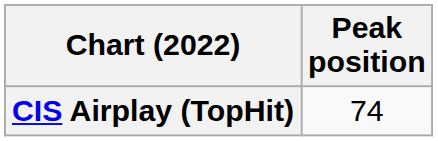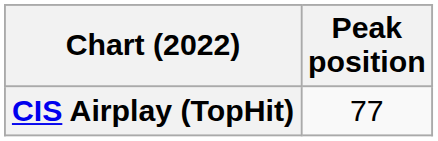(367, 110) 74 -> (367, 110) 77
